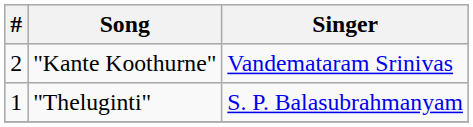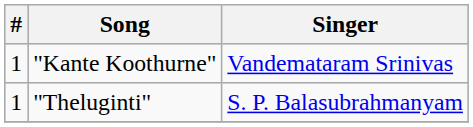(16, 63) 2 -> (16, 63) 1
